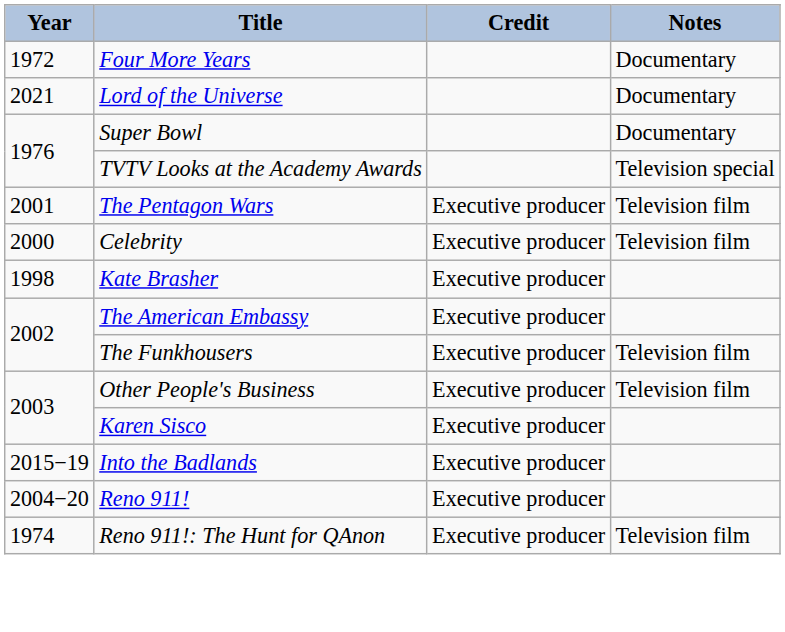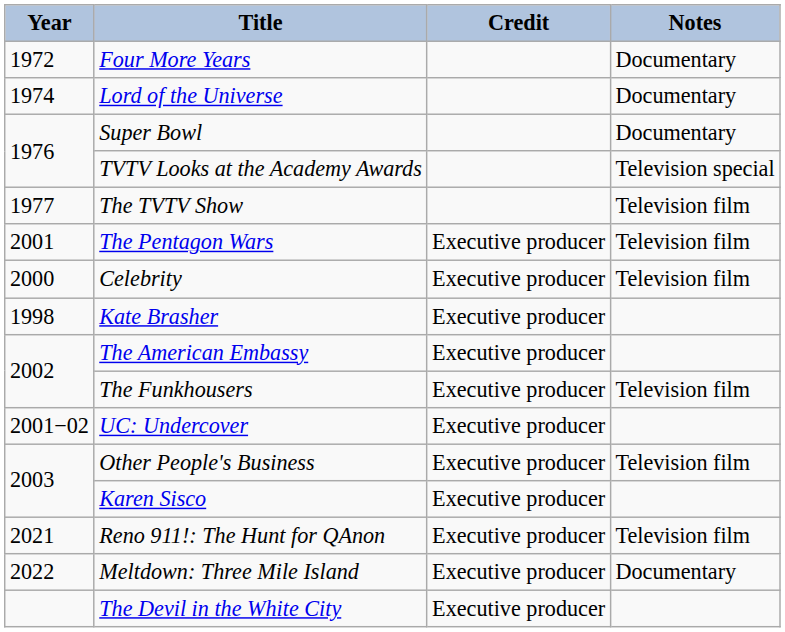(32, 96) 2021 -> (32, 96) 1974
+ row: (171, 205)
+ row: (174, 425)
- row: (178, 462)
- row: (144, 498)
(32, 535) 1974 -> (32, 535) 2021
+ row: (229, 571)
+ row: (220, 608)
